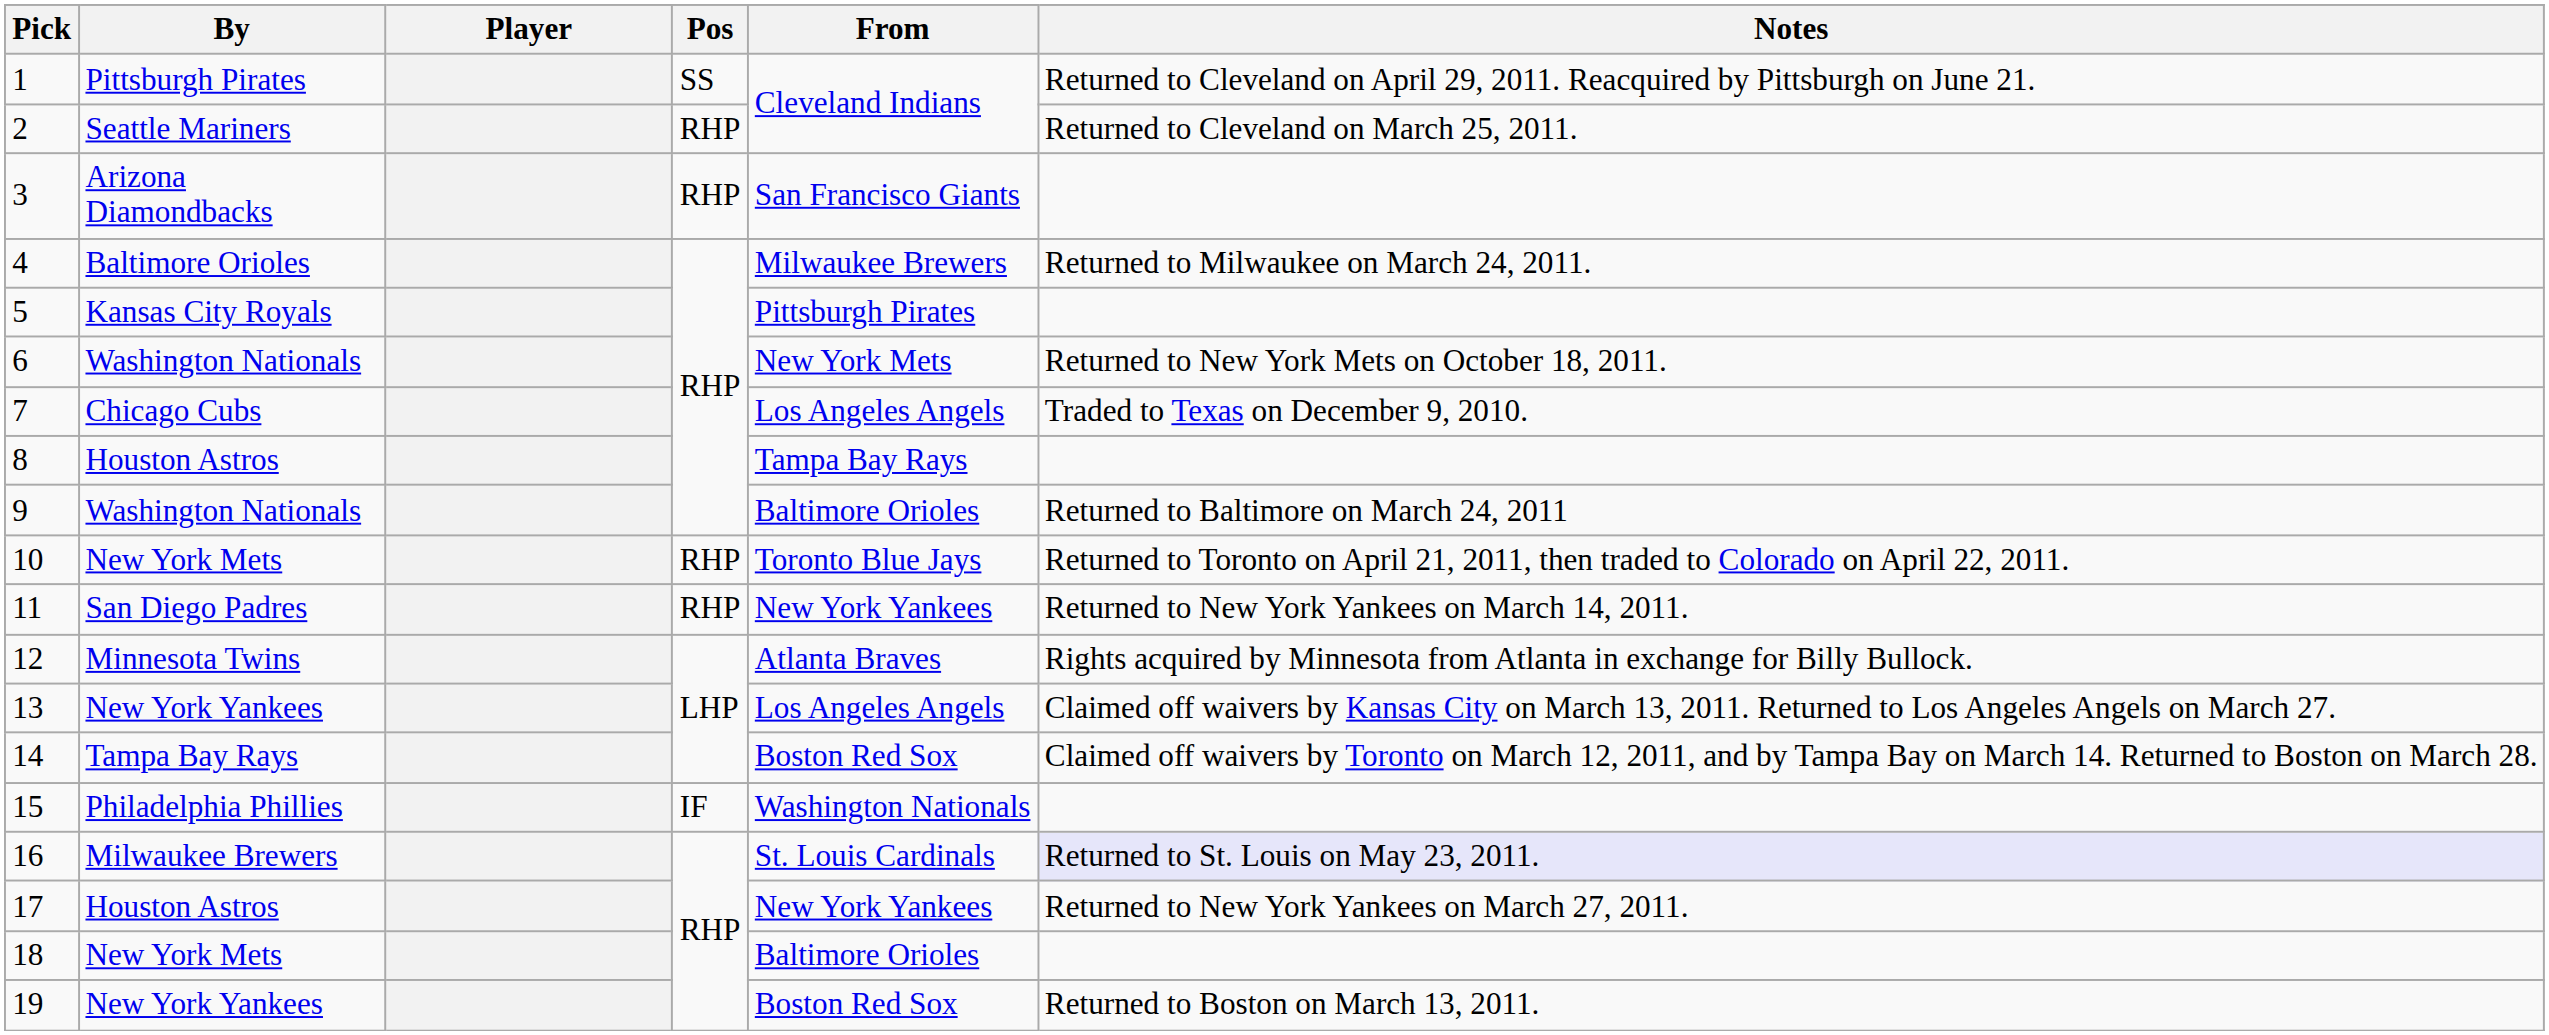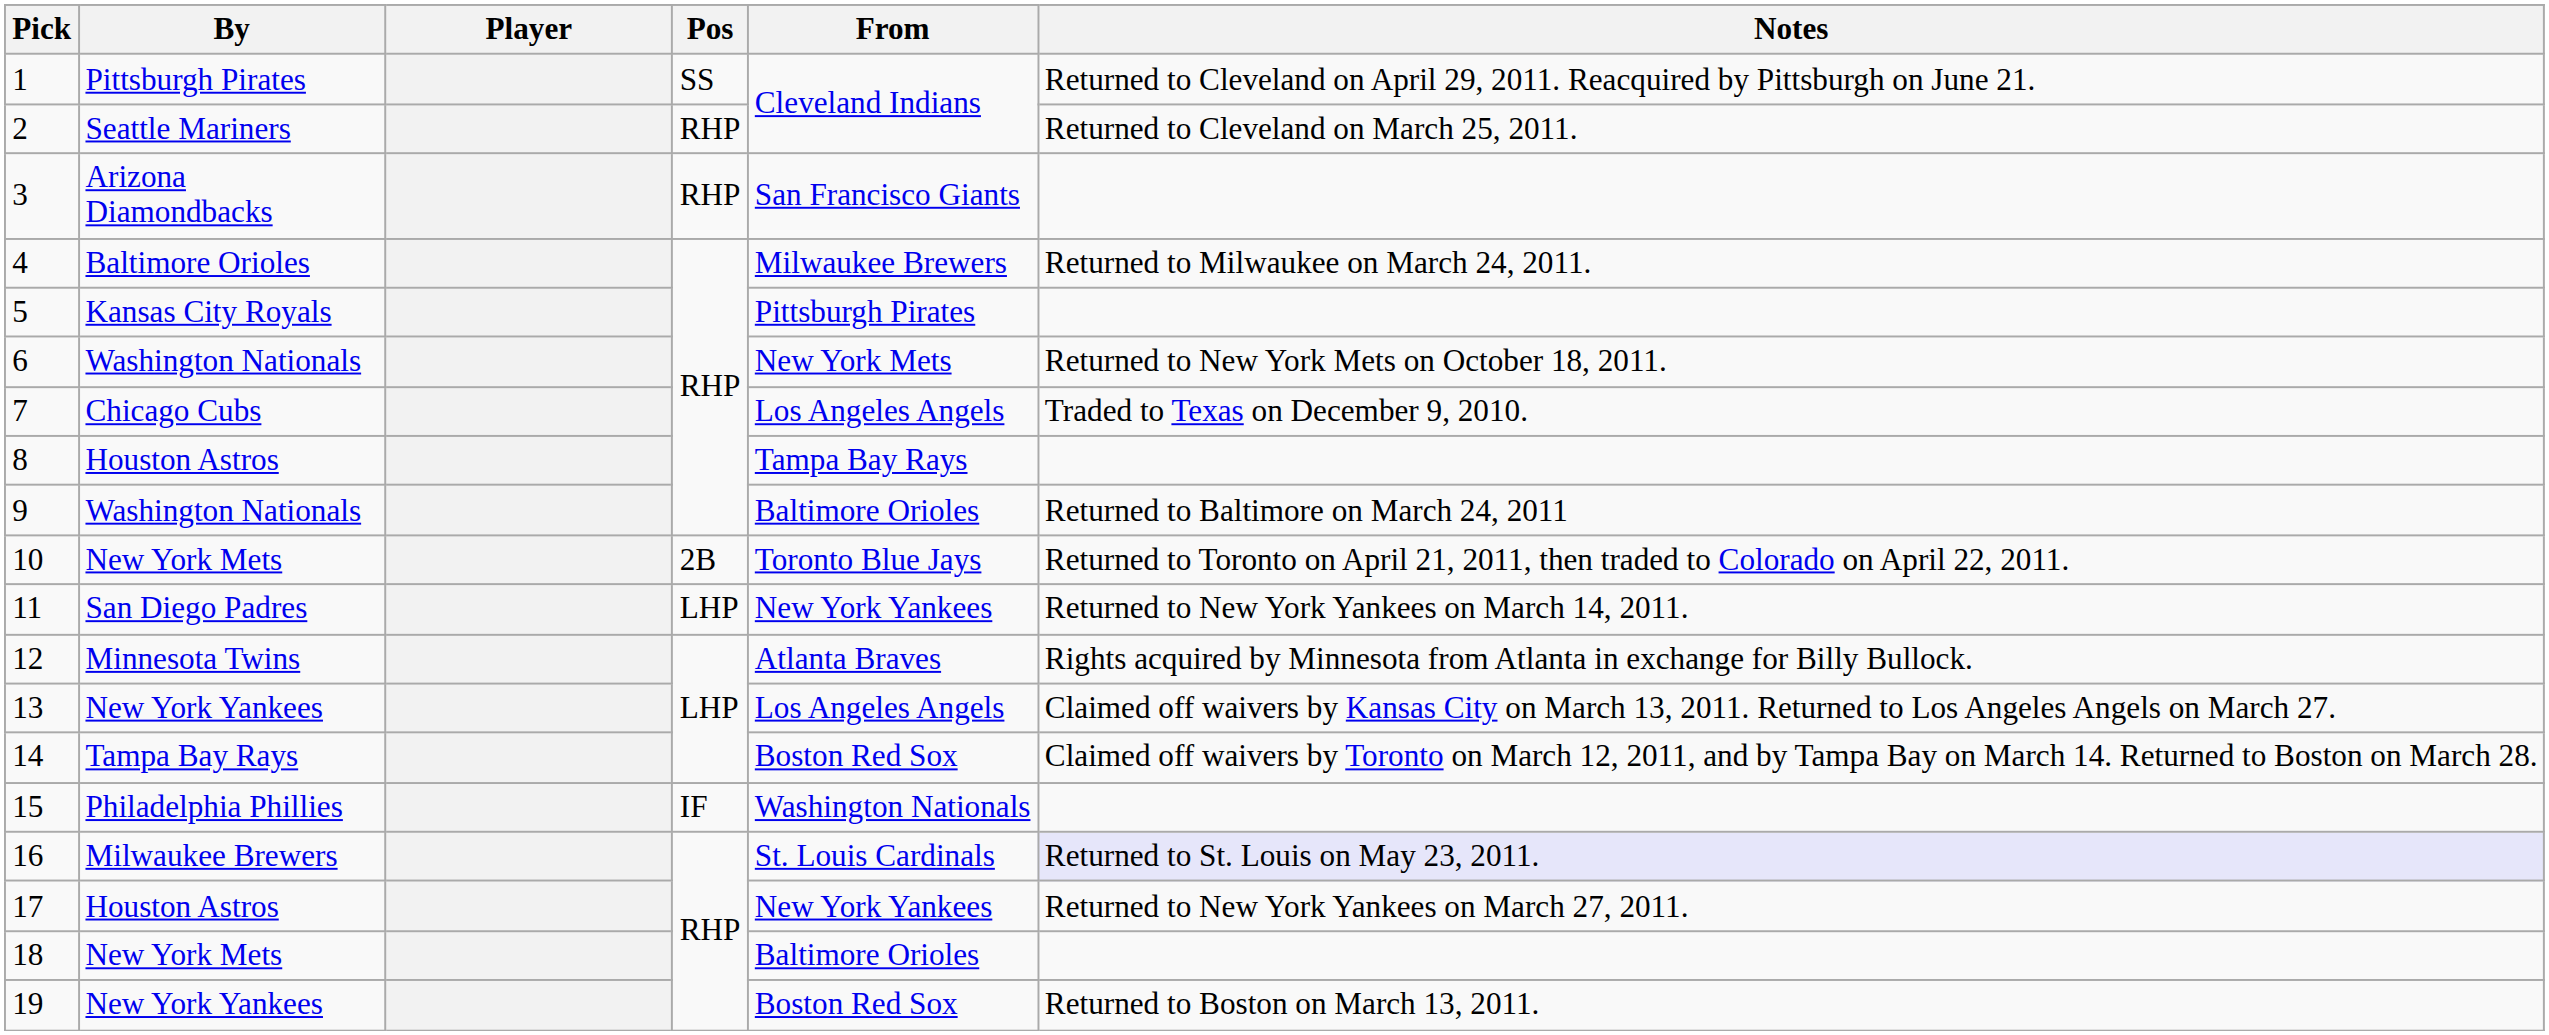(710, 559) RHP -> (698, 559) 2B
(710, 608) RHP -> (709, 608) LHP
